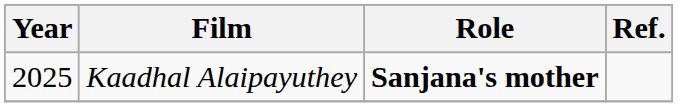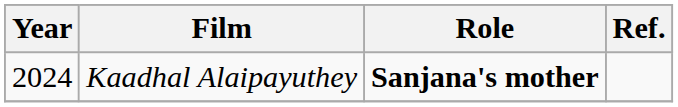(42, 76) 2025 -> (42, 76) 2024
